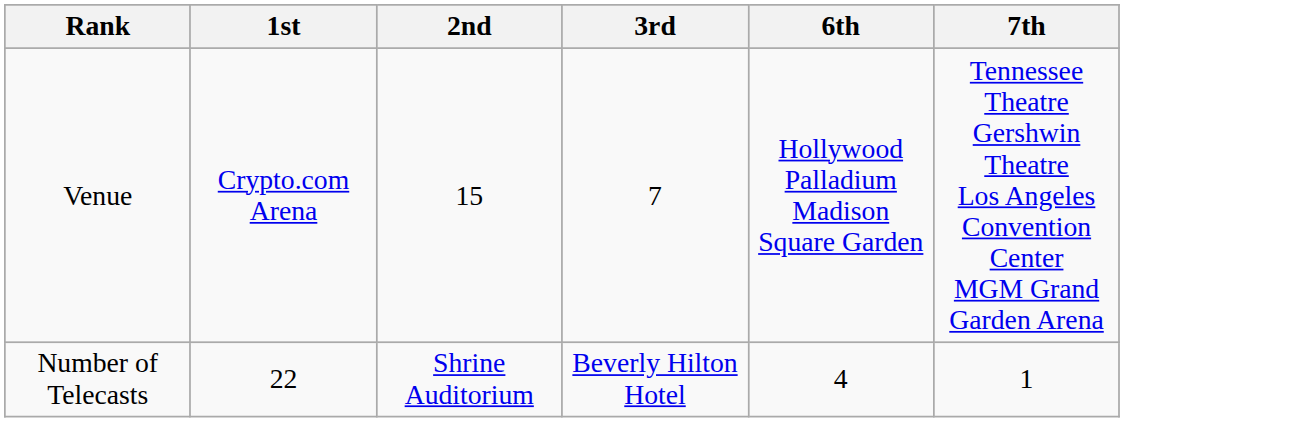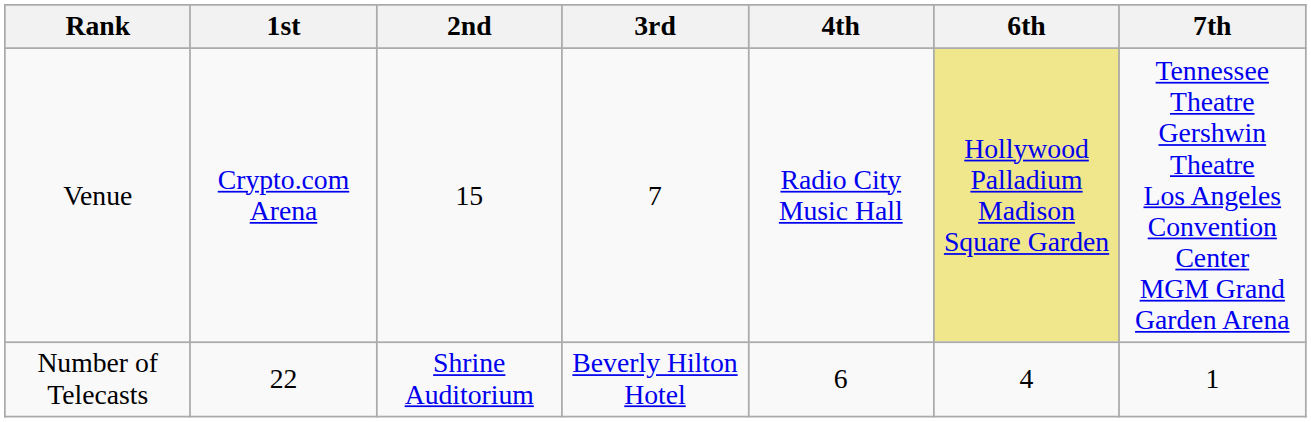+ column: (841, 26)
(841, 194) no background -> (1027, 194) khaki background
